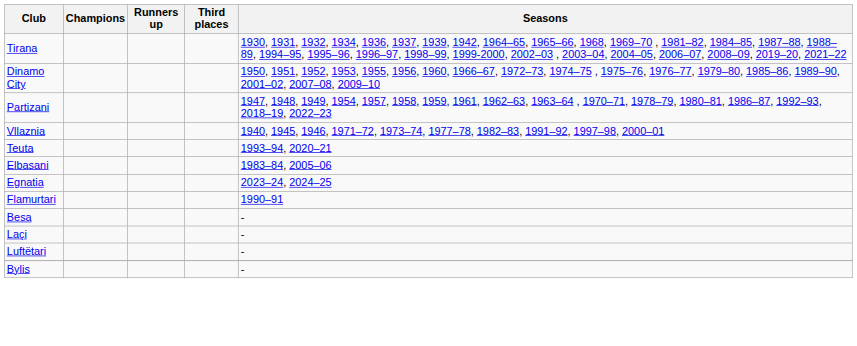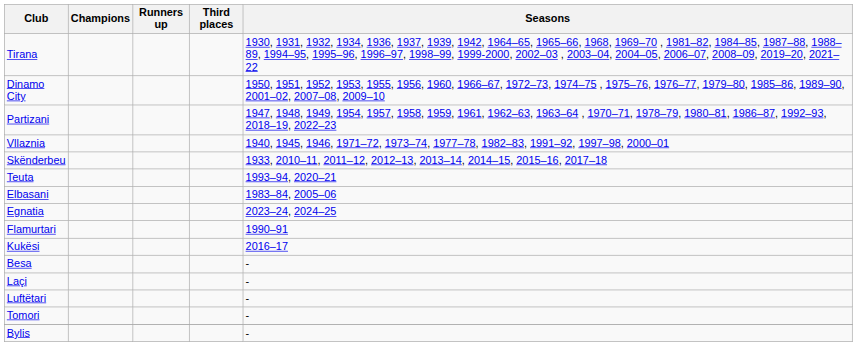+ row: (36, 160)
+ row: (23, 246)
+ row: (23, 315)
